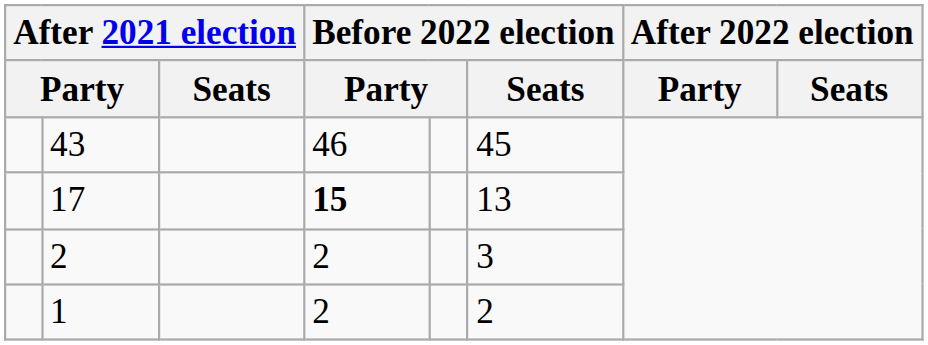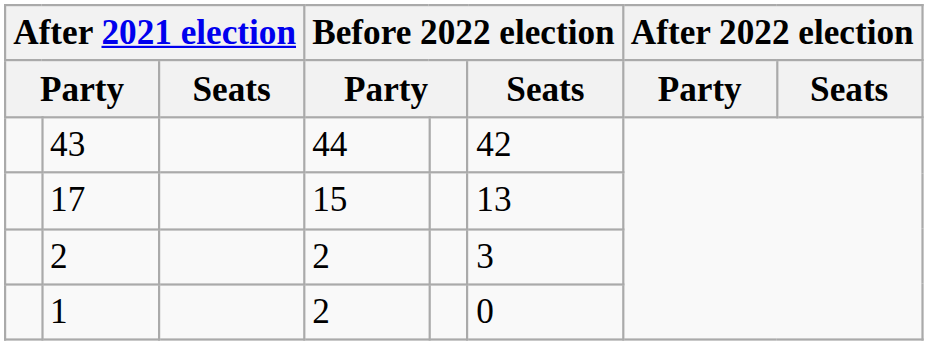(330, 144) 46 -> (330, 144) 44
(494, 144) 45 -> (494, 144) 42
(330, 199) bold -> (330, 199) normal
(485, 311) 2 -> (485, 311) 0
